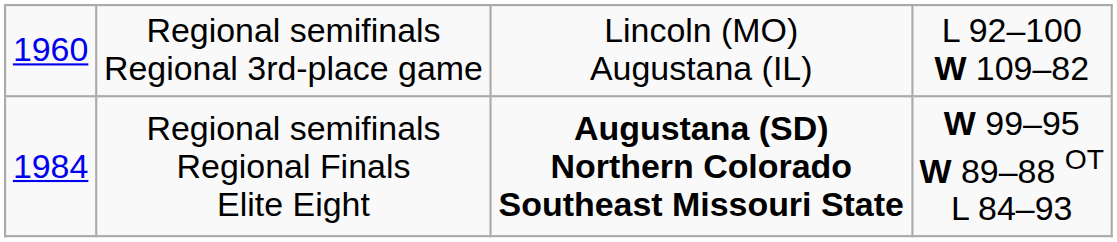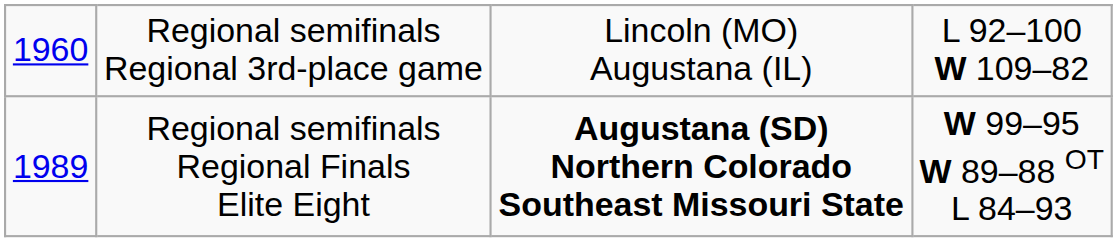(51, 166) 1984 -> (51, 166) 1989
